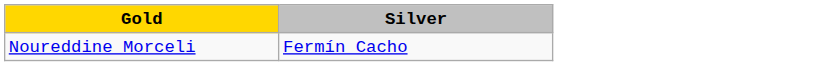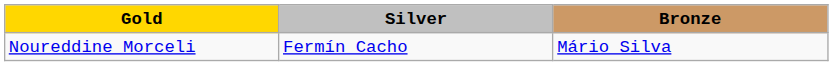+ column: (690, 19)
